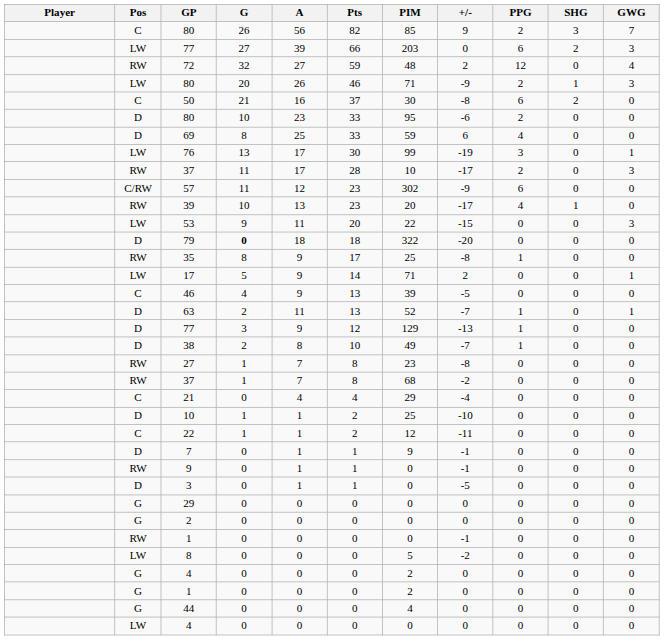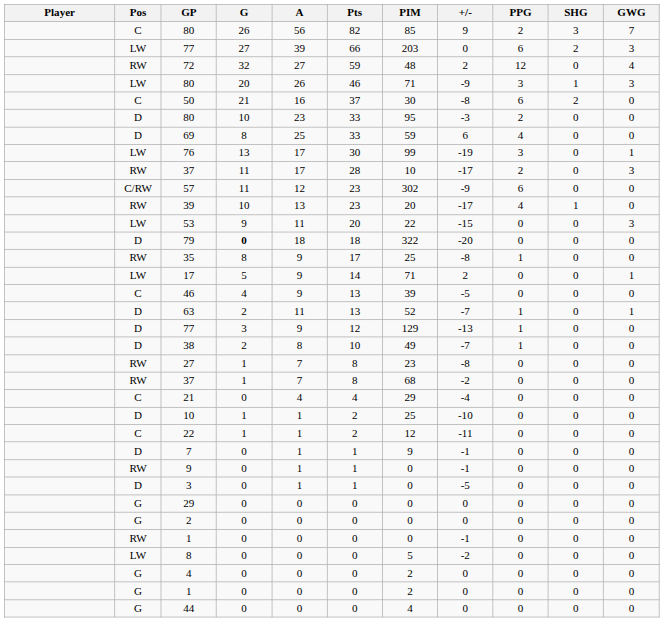(521, 83) 2 -> (521, 83) 3
(465, 118) -6 -> (465, 118) -3
- row: (138, 626)
